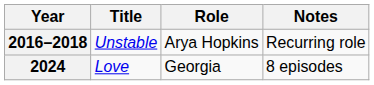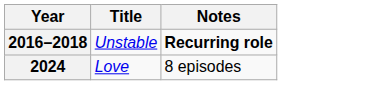- column: (212, 17)
(316, 42) normal -> (219, 42) bold
